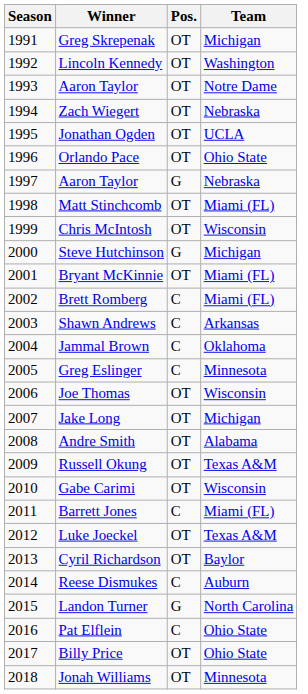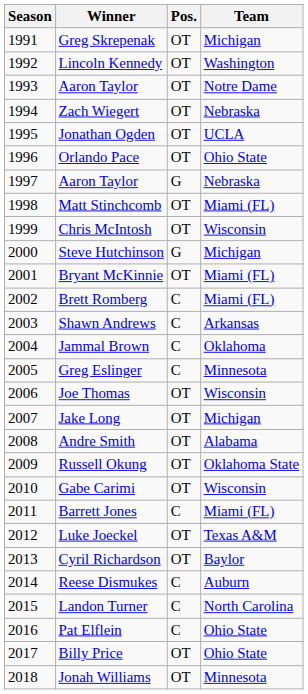(240, 464) Texas A&M -> (251, 464) Oklahoma State
(176, 606) G -> (176, 606) C
